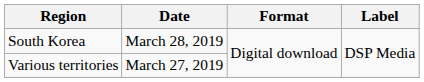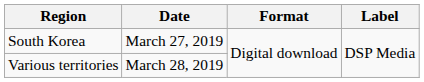(174, 41) March 28, 2019 -> (174, 41) March 27, 2019
(174, 65) March 27, 2019 -> (174, 65) March 28, 2019
